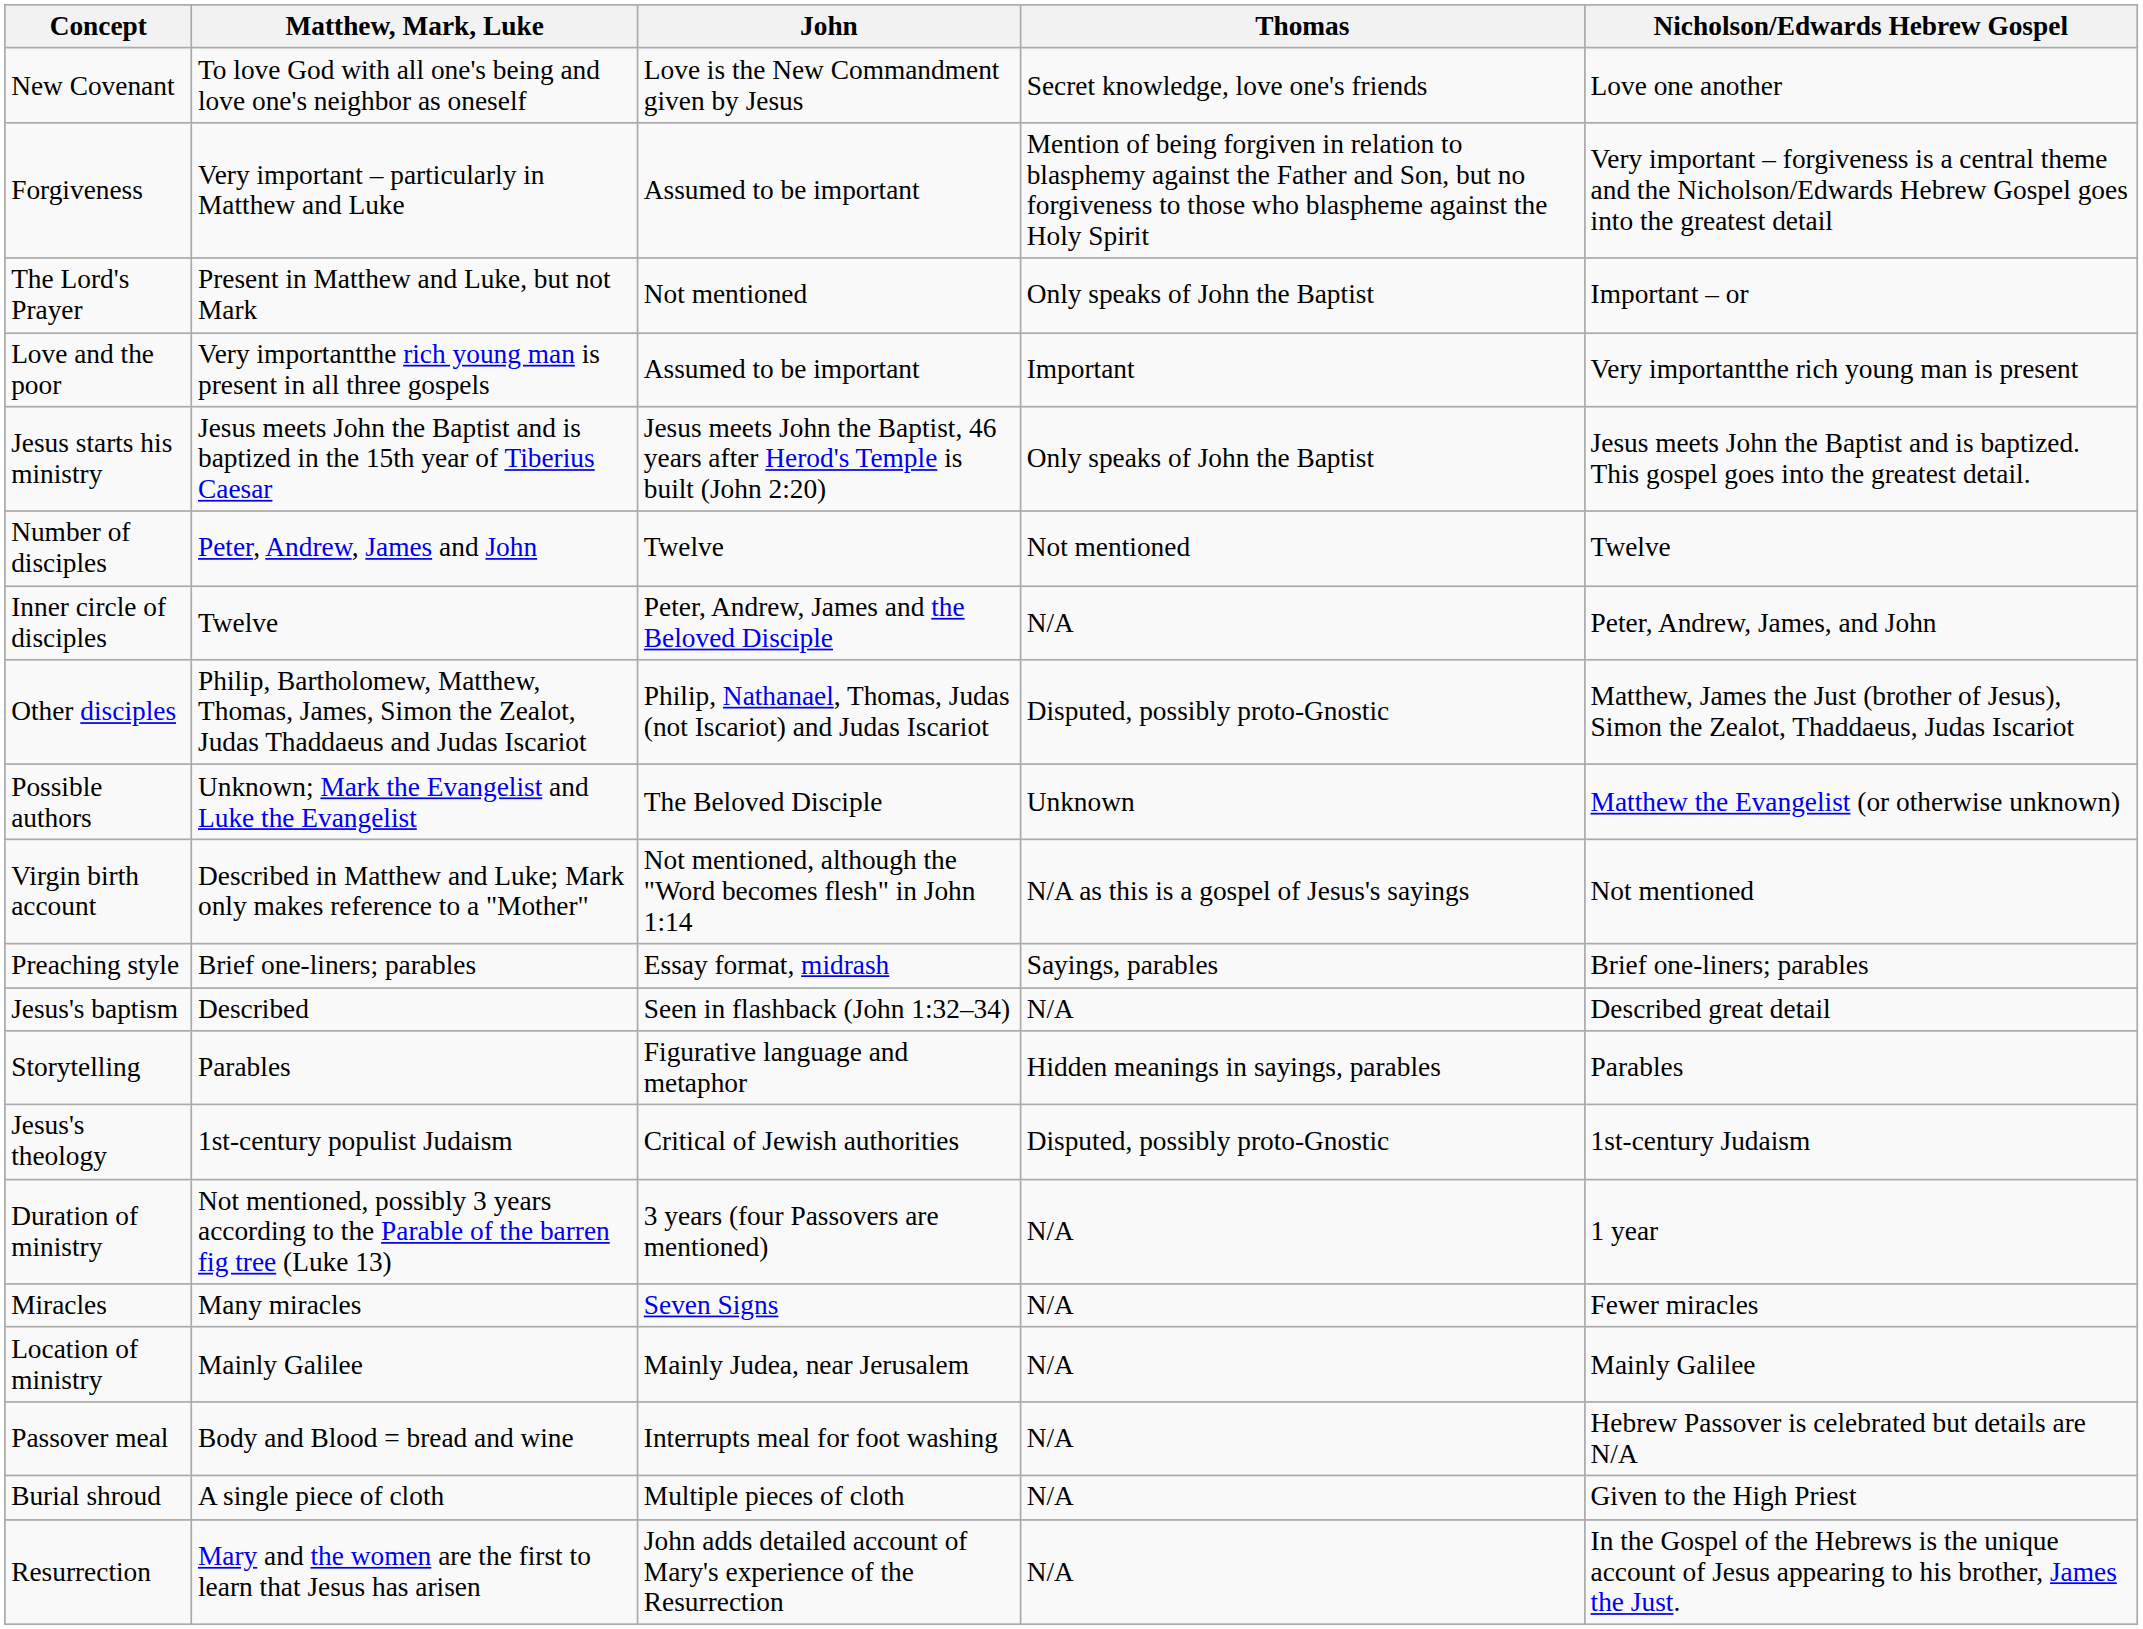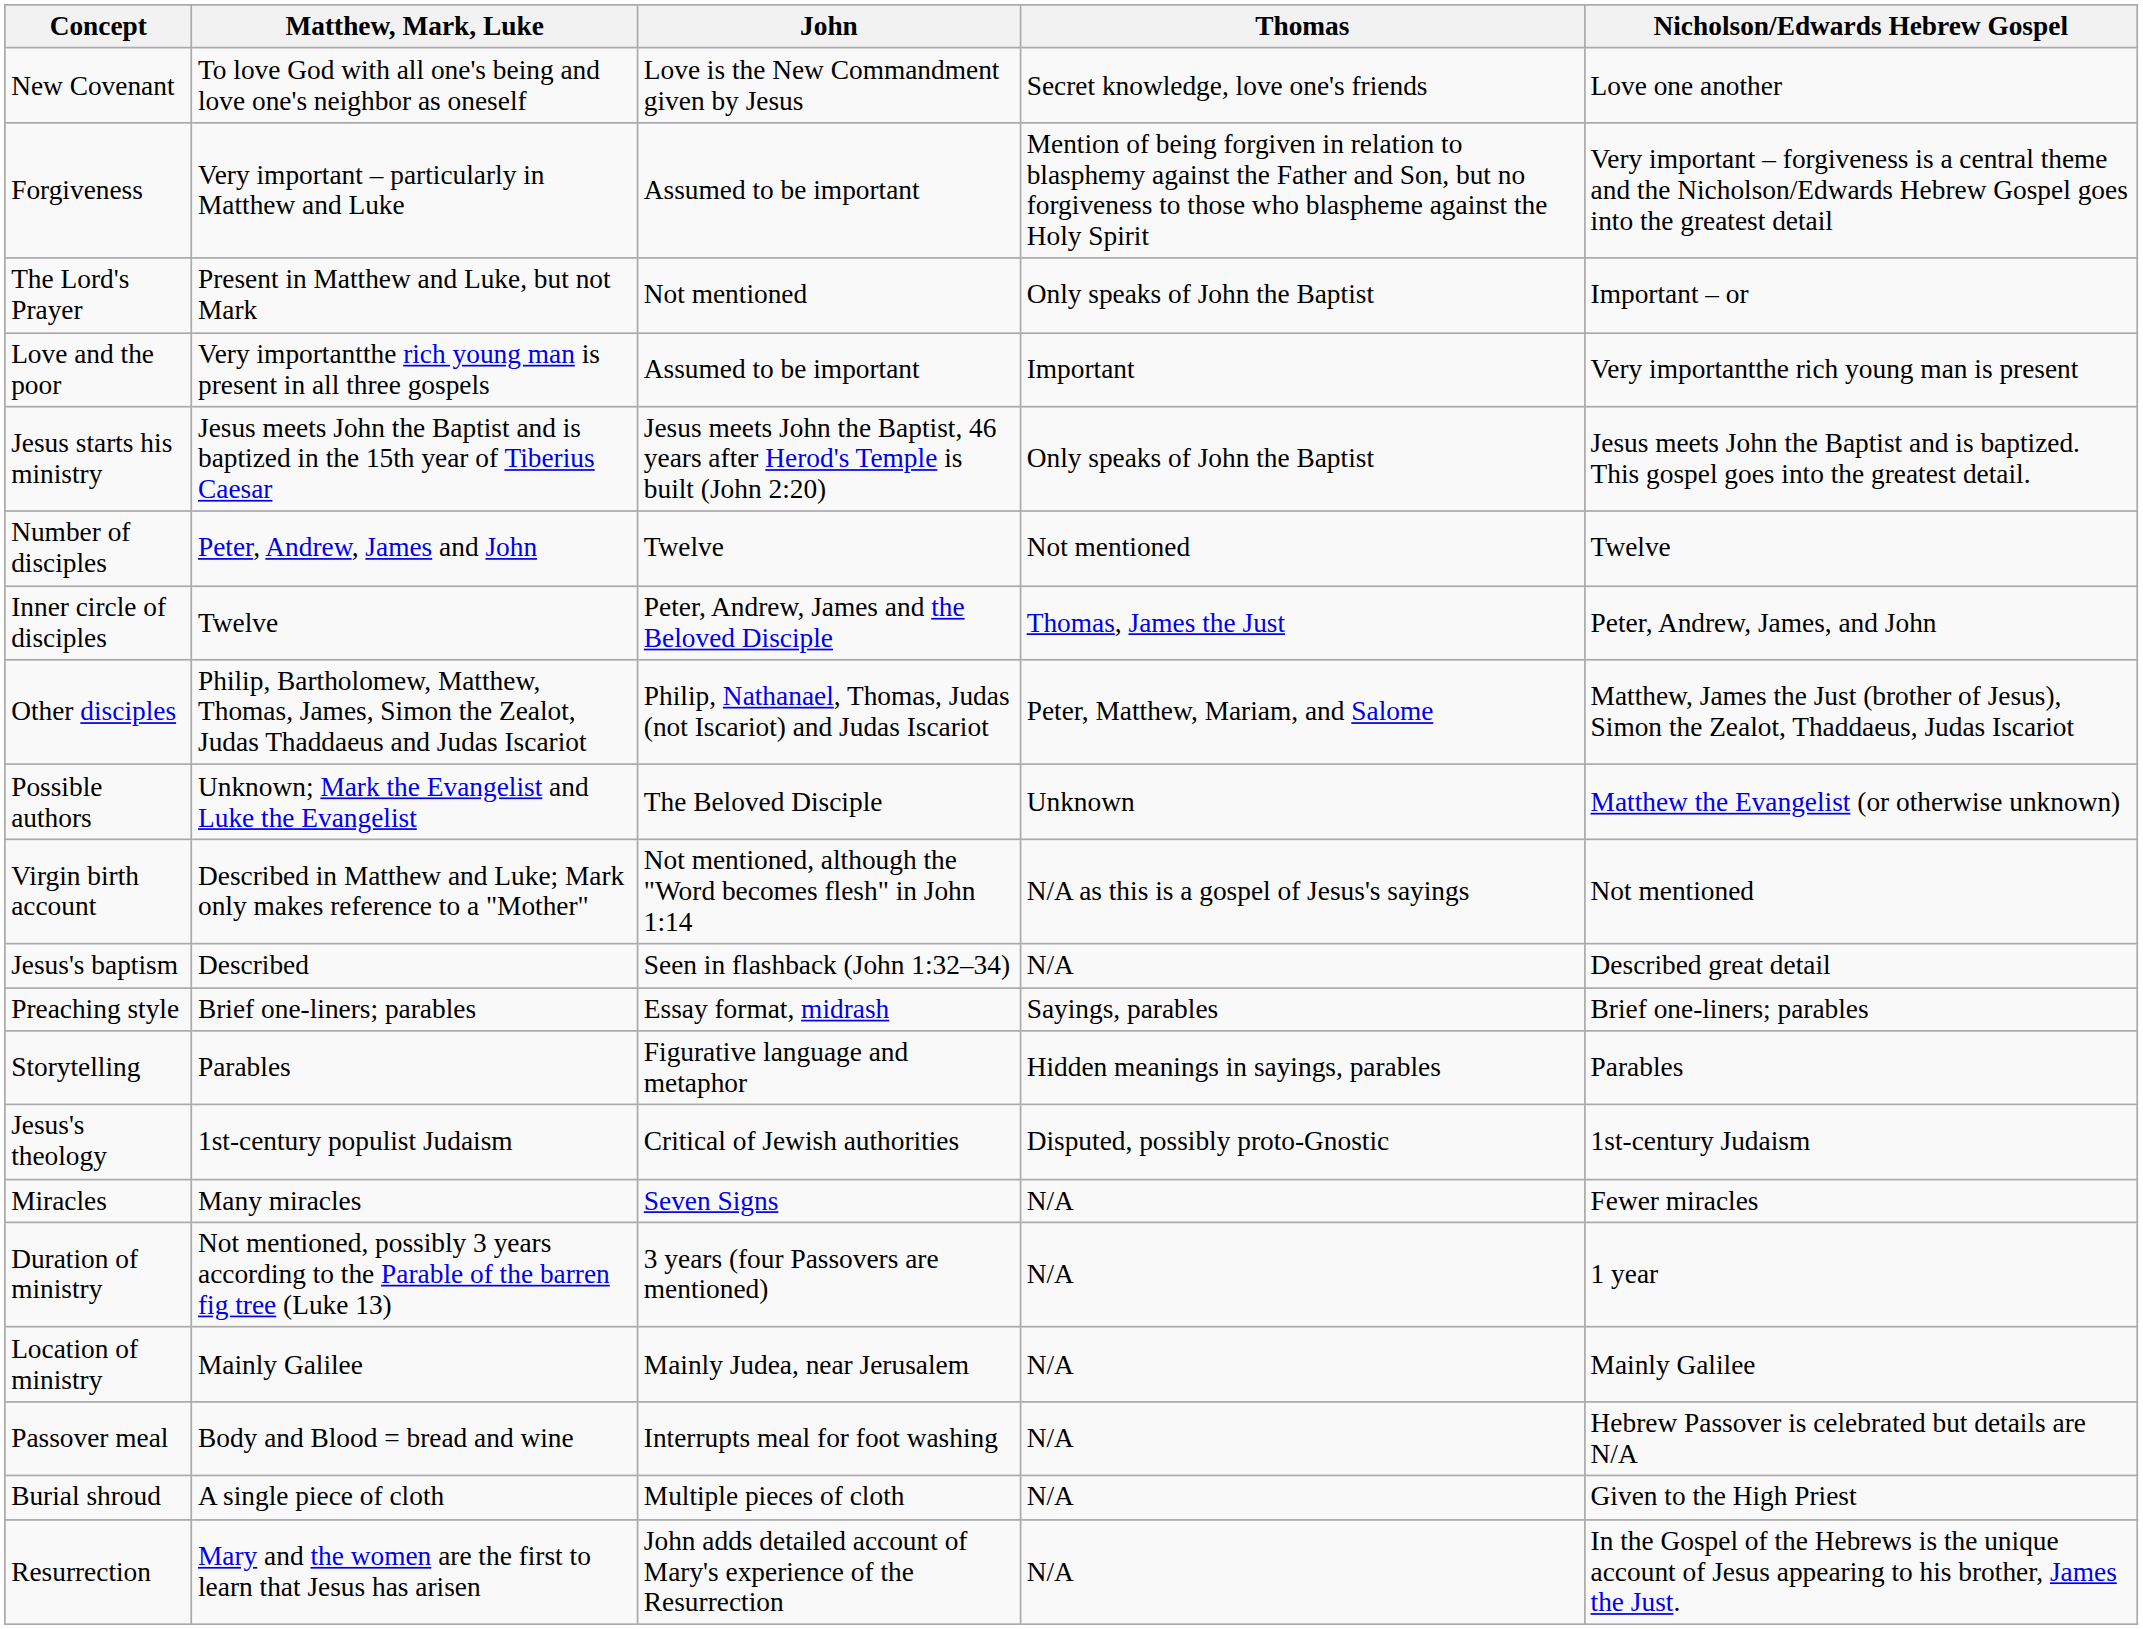(1050, 622) N/A -> (1156, 622) Thomas, James the Just
(1208, 711) Disputed, possibly proto-Gnostic -> (1230, 711) Peter, Matthew, Mariam, and Salome
rows swapped: (95, 1008) <-> (95, 965)
rows swapped: (59, 1305) <-> (75, 1231)
